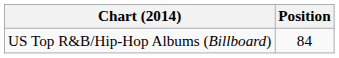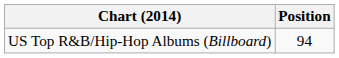(304, 40) 84 -> (304, 40) 94
